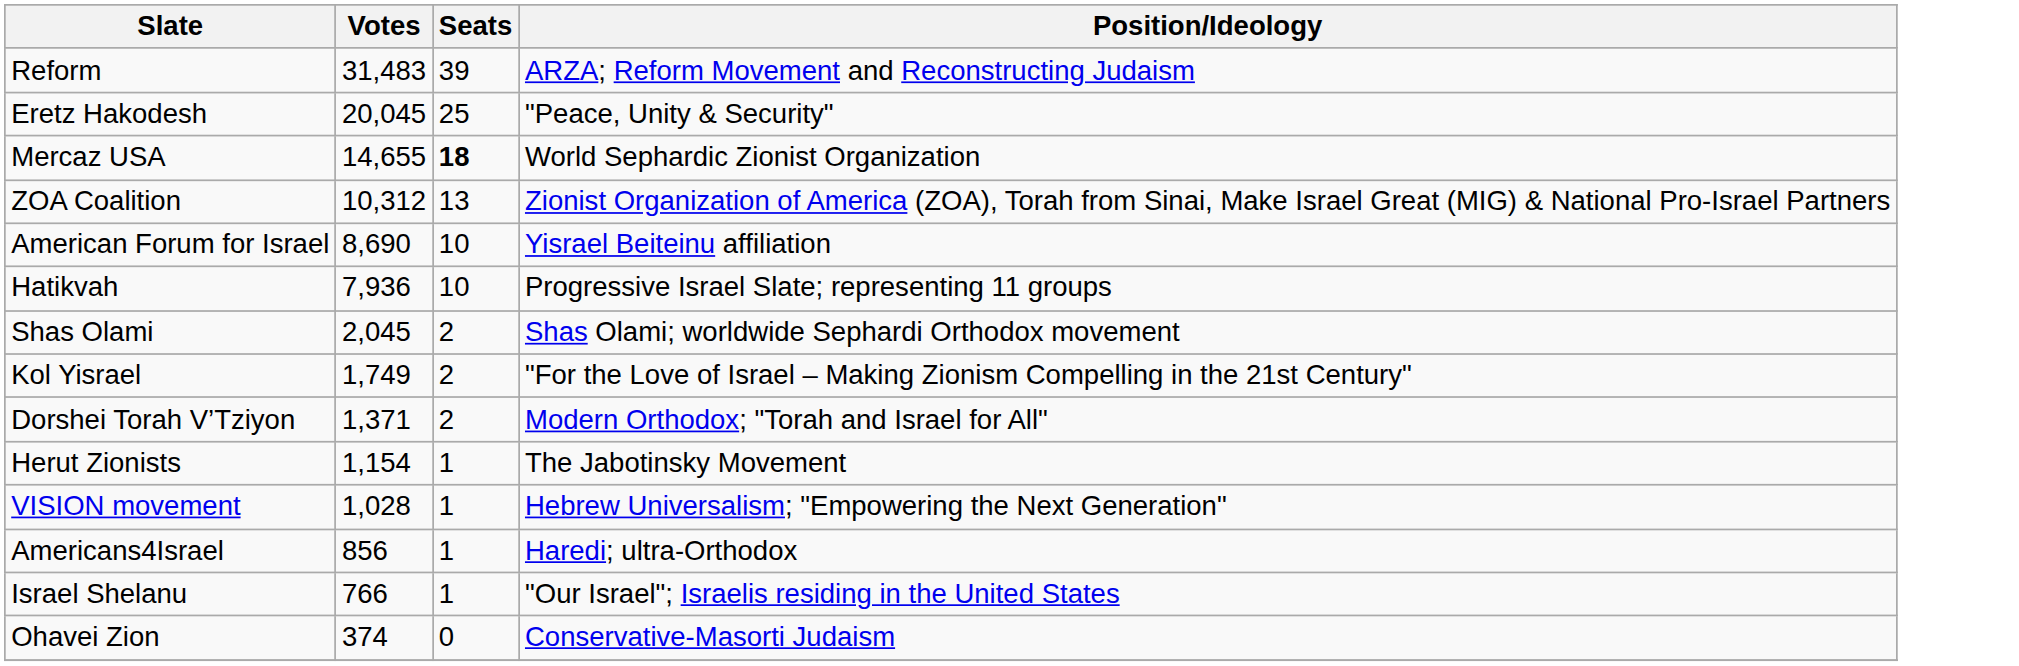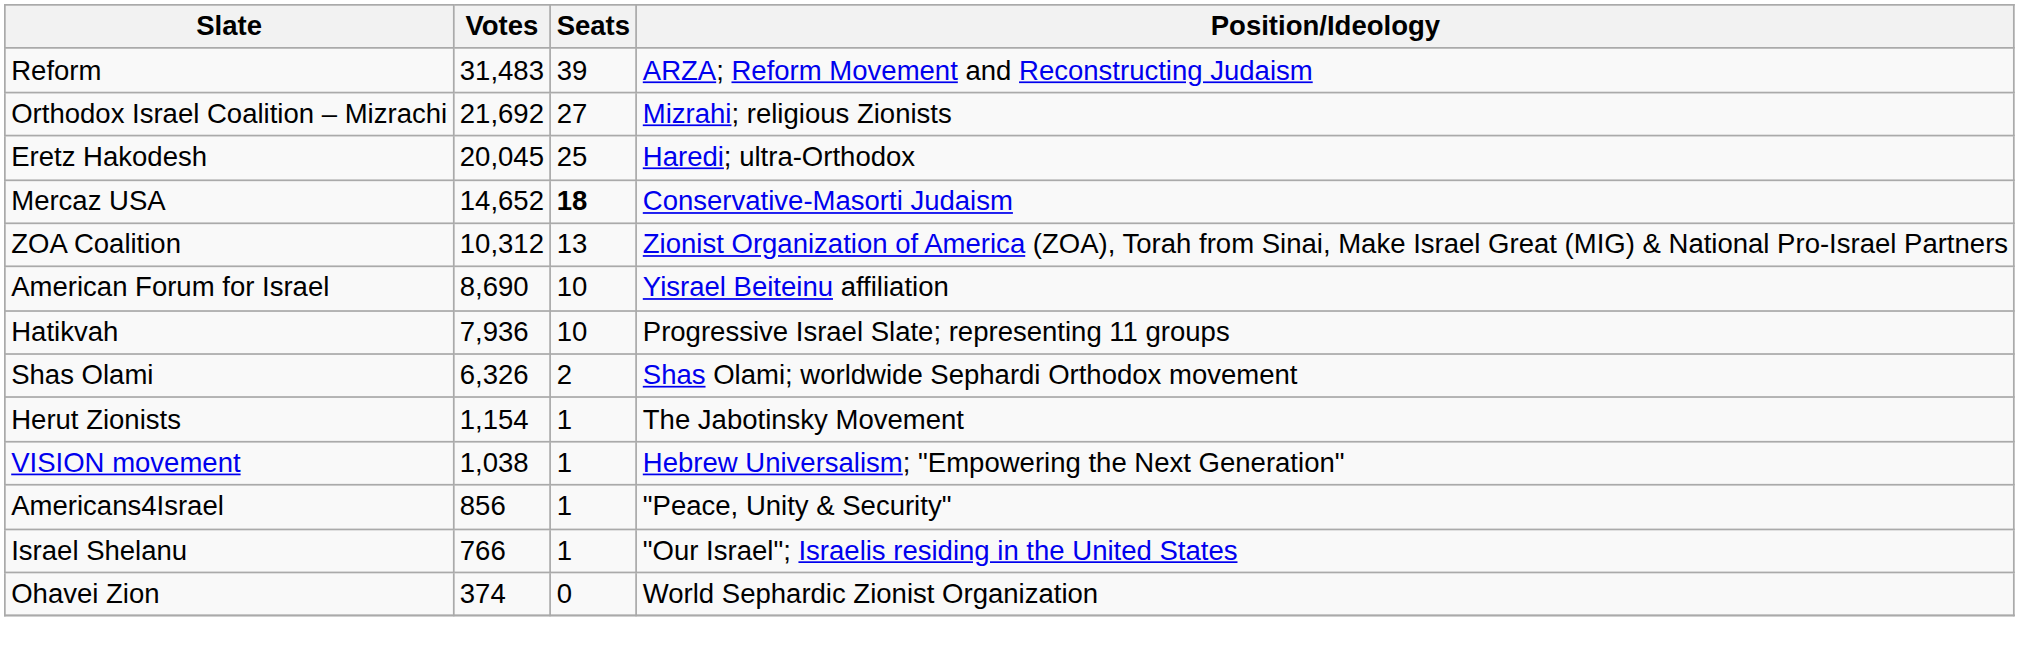+ row: (229, 113)
(679, 113) "Peace, Unity & Security" -> (779, 157) Haredi; ultra-Orthodox
(384, 157) 14,655 -> (502, 200) 14,652
(753, 157) World Sephardic Zionist Organization -> (828, 200) Conservative-Masorti Judaism
(376, 331) 2,045 -> (494, 375) 6,326
- row: (76, 375)
- row: (153, 419)
(376, 506) 1,028 -> (494, 462) 1,038
(661, 550) Haredi; ultra-Orthodox -> (797, 506) "Peace, Unity & Security"
(710, 637) Conservative-Masorti Judaism -> (870, 593) World Sephardic Zionist Organization
